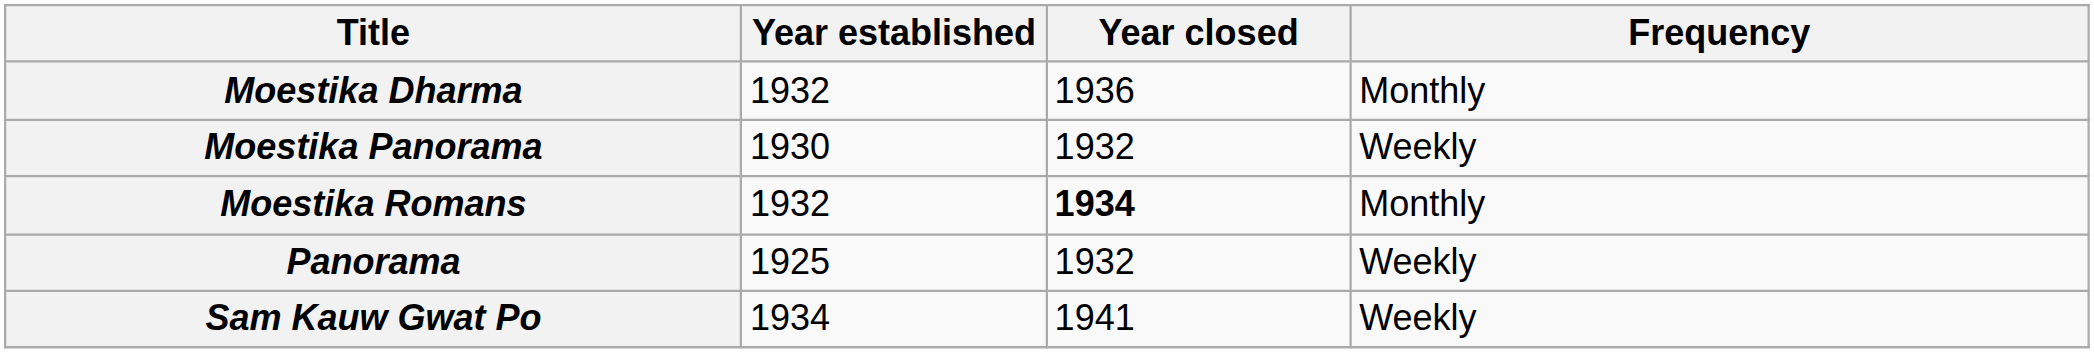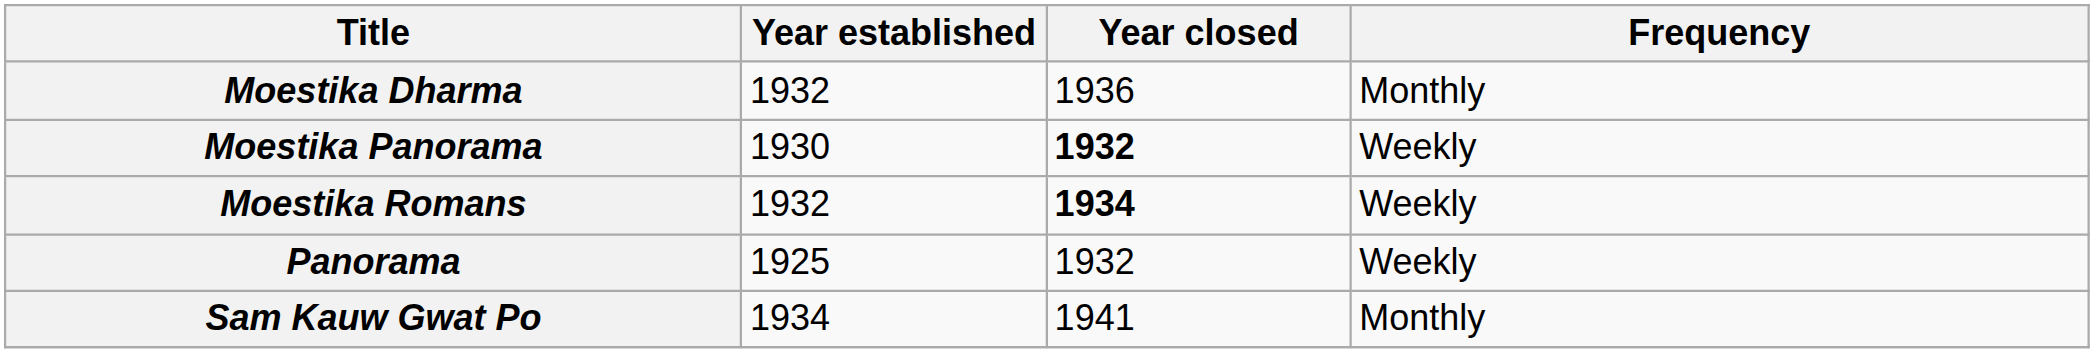(1095, 147) normal -> (1095, 147) bold
(1422, 204) Monthly -> (1418, 204) Weekly
(1418, 318) Weekly -> (1422, 318) Monthly
